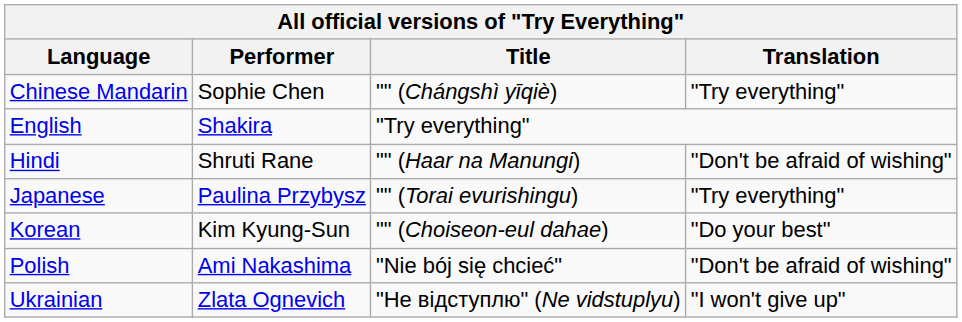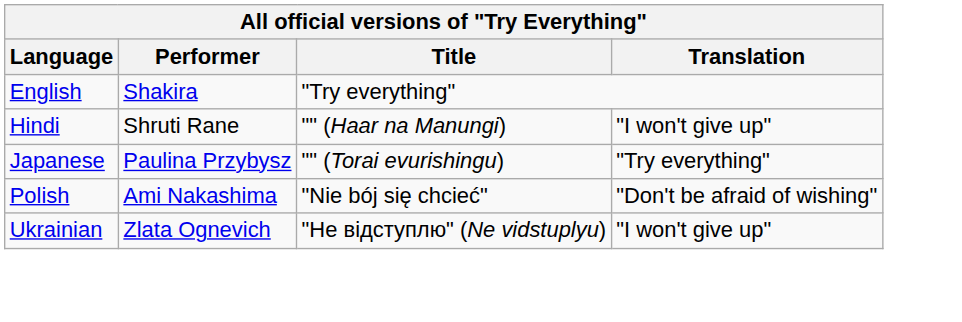- row: (99, 91)
(821, 160) "Don't be afraid of wishing" -> (694, 126) "I won't give up"
- row: (45, 230)
